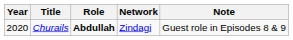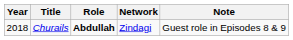(17, 27) 2020 -> (17, 27) 2018
